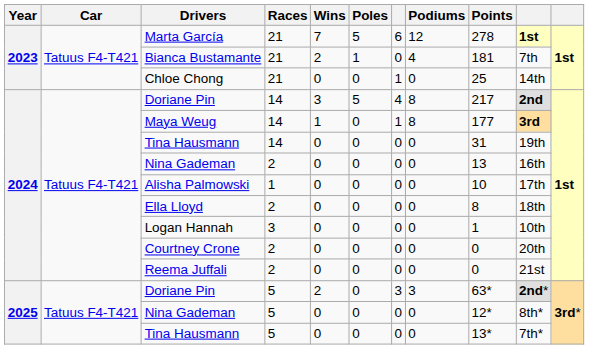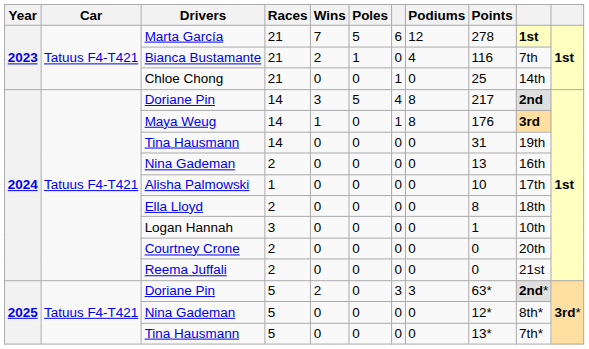(483, 57) 181 -> (482, 57) 116
(483, 121) 177 -> (483, 121) 176
